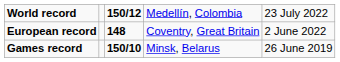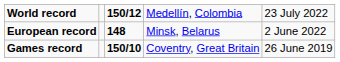(203, 31) Coventry, Great Britain -> (183, 31) Minsk, Belarus
(183, 48) Minsk, Belarus -> (203, 48) Coventry, Great Britain
